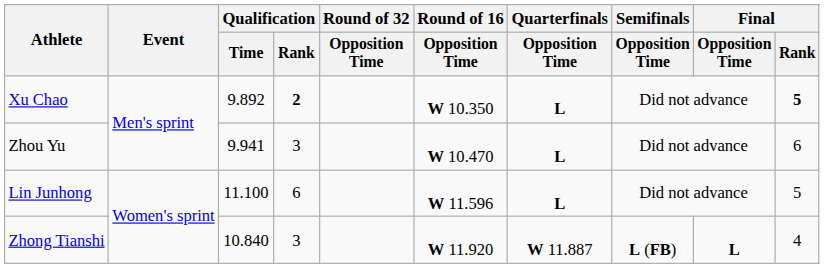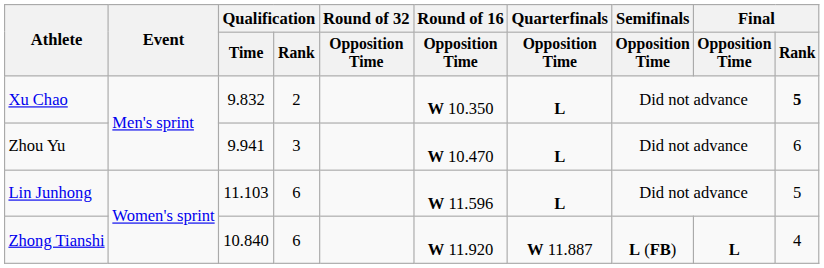(246, 99) 9.892 -> (246, 99) 9.832
(296, 99) bold -> (296, 99) normal
(246, 193) 11.100 -> (246, 193) 11.103
(296, 240) 3 -> (296, 240) 6
